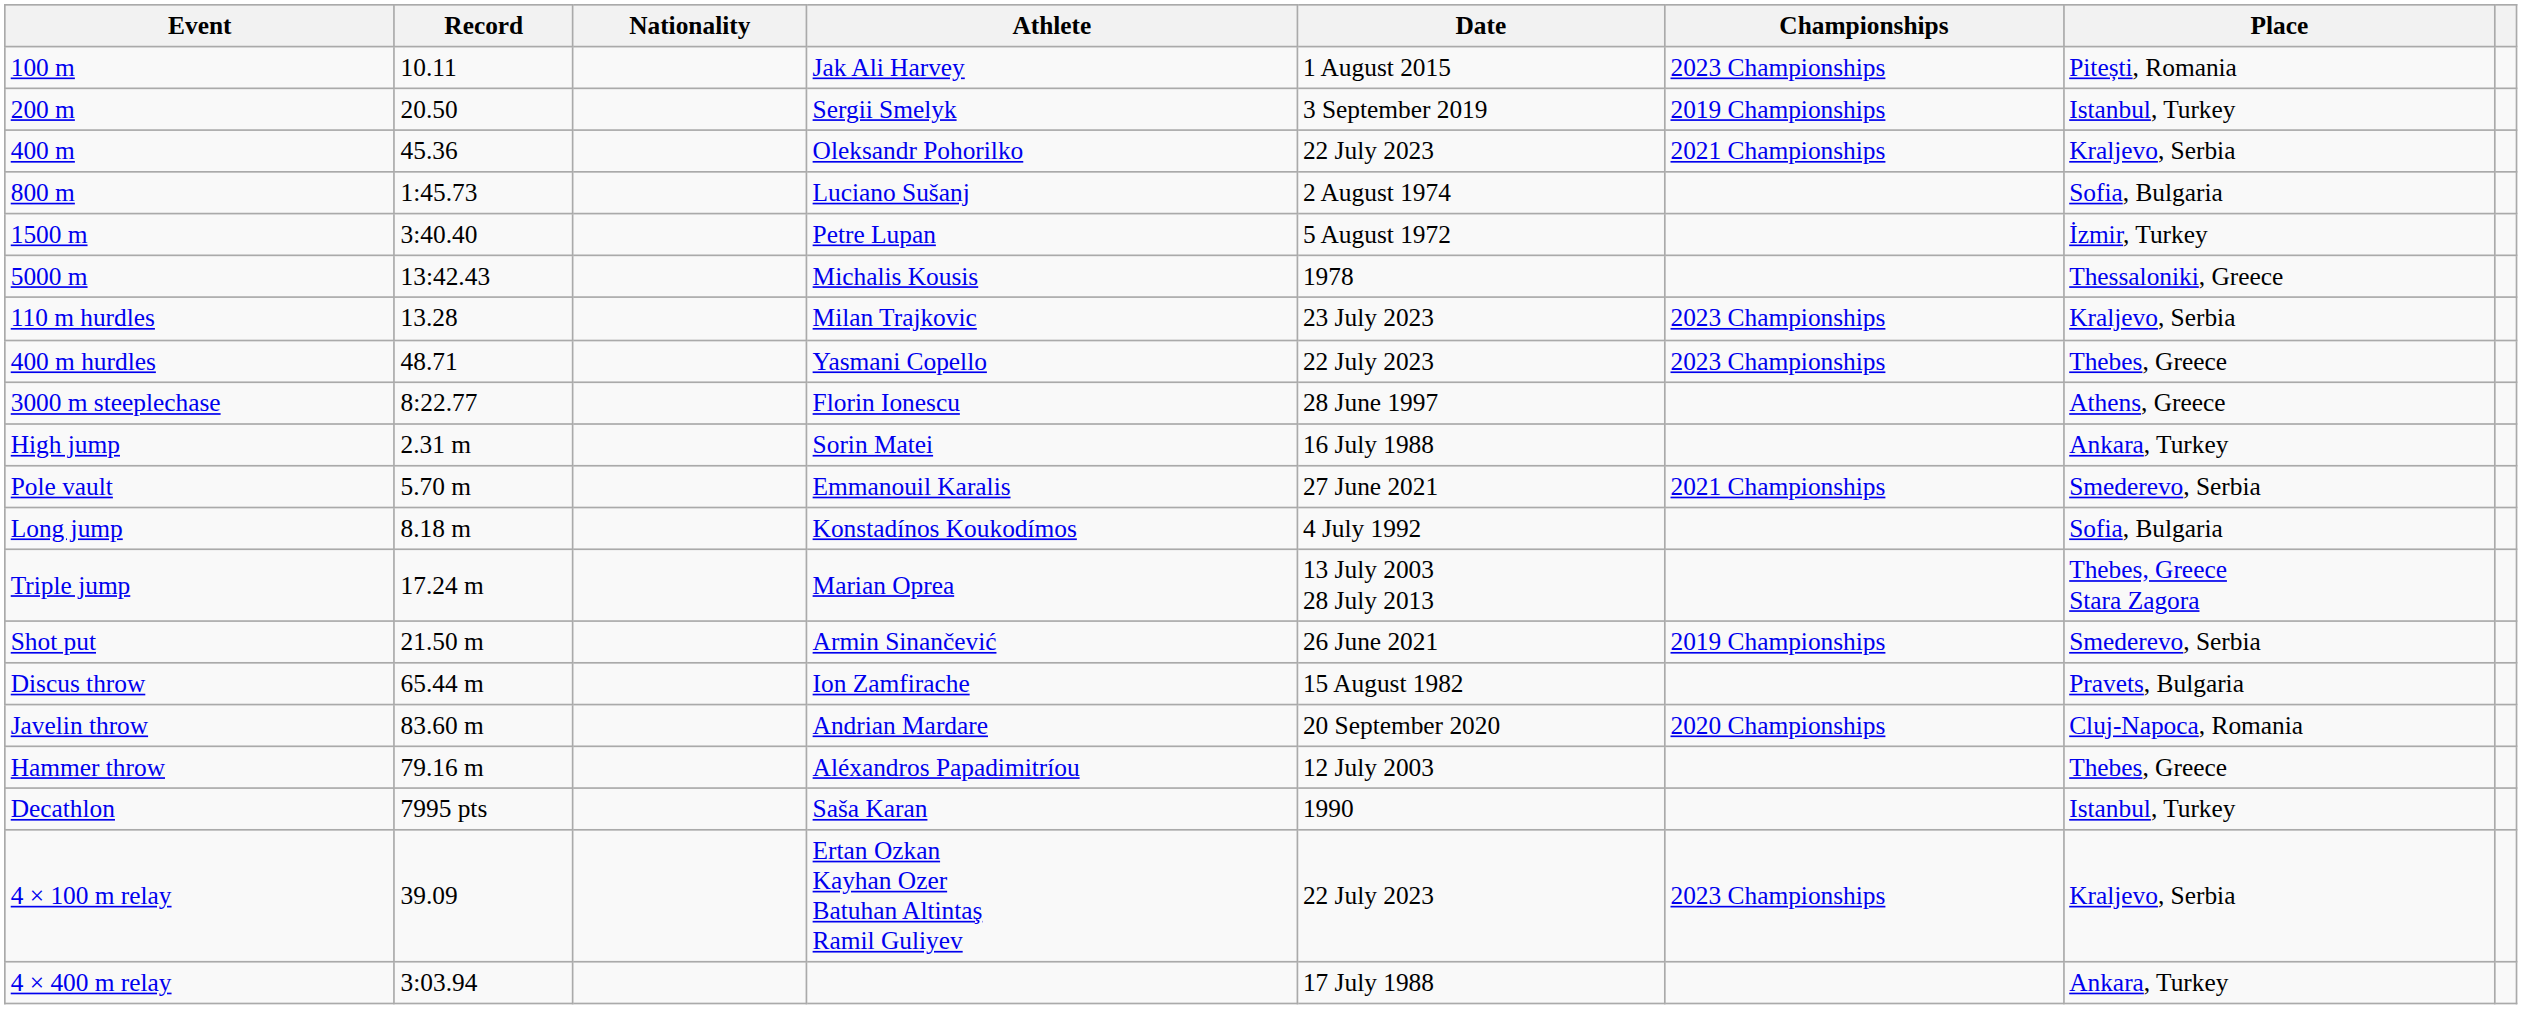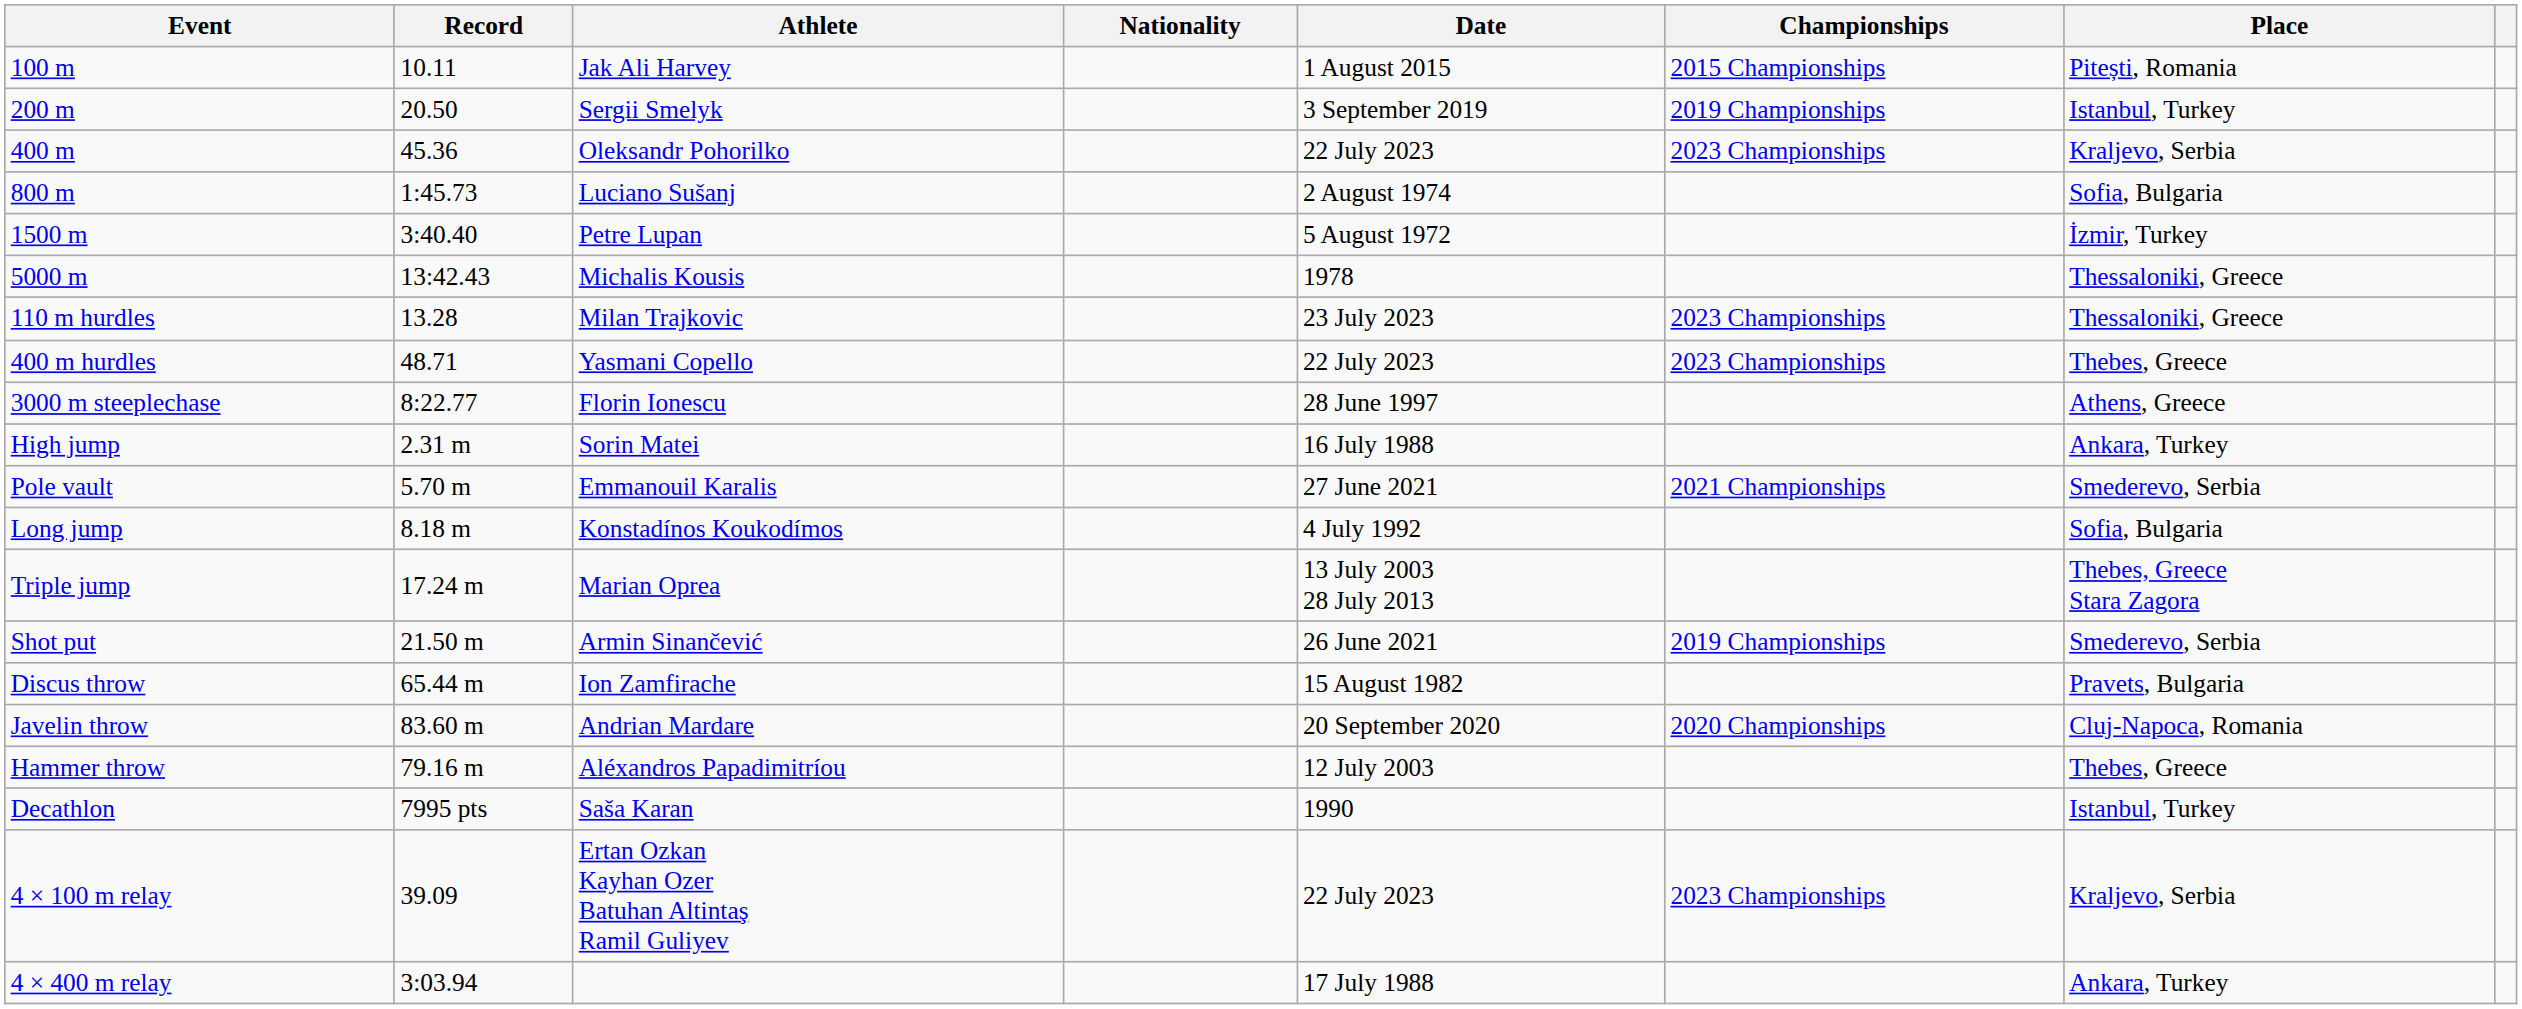columns swapped: (1052, 25) <-> (690, 25)
(1778, 67) 2023 Championships -> (1778, 67) 2015 Championships
(1778, 151) 2021 Championships -> (1778, 151) 2023 Championships
(2152, 318) Kraljevo, Serbia -> (2176, 318) Thessaloniki, Greece
